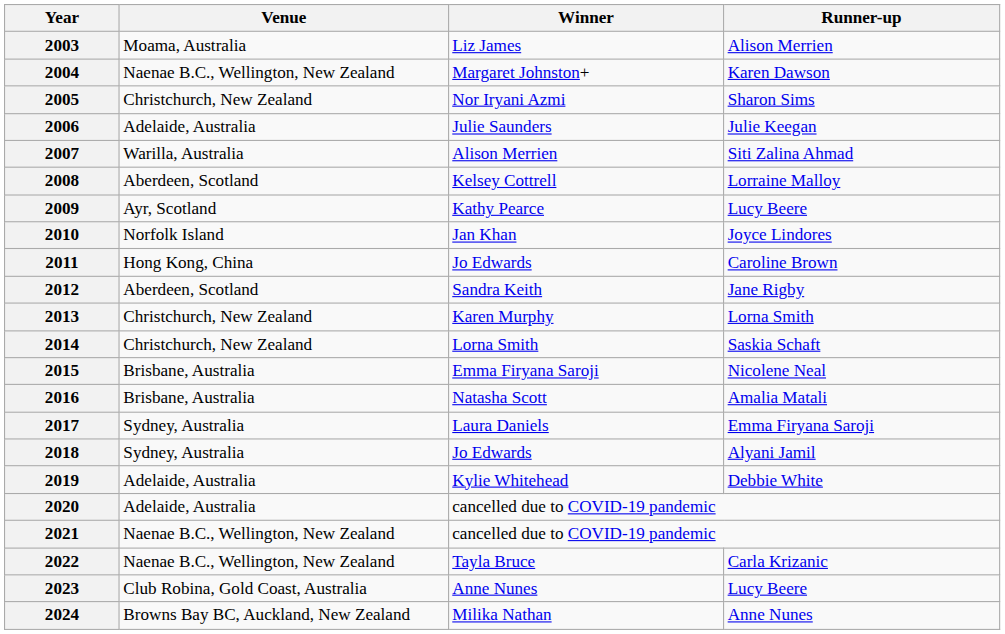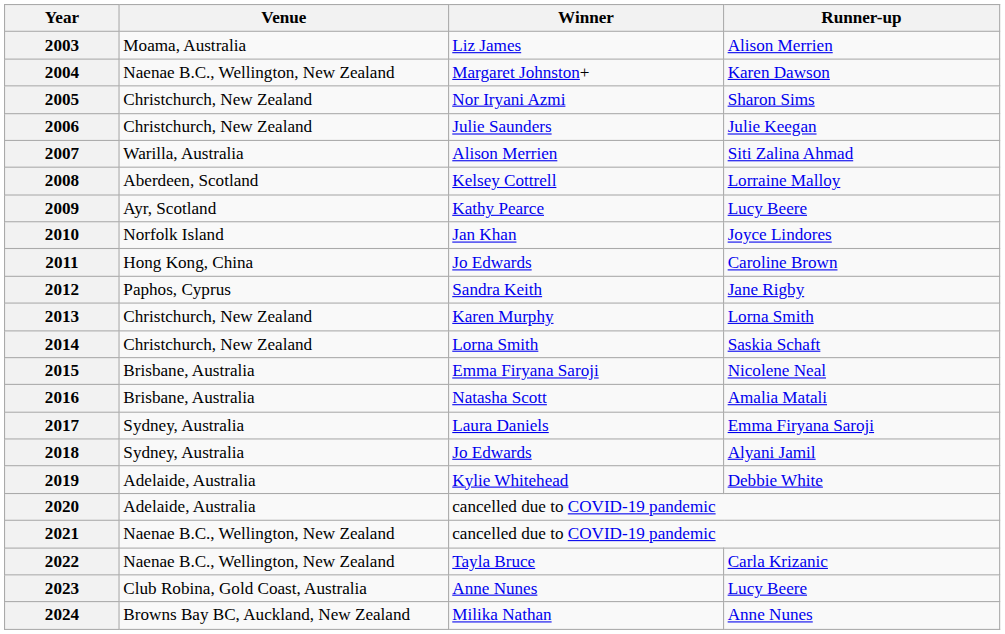(189, 126) Adelaide, Australia -> (218, 126) Christchurch, New Zealand
(191, 289) Aberdeen, Scotland -> (177, 289) Paphos, Cyprus
